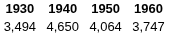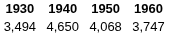(102, 26) 4,064 -> (102, 26) 4,068
